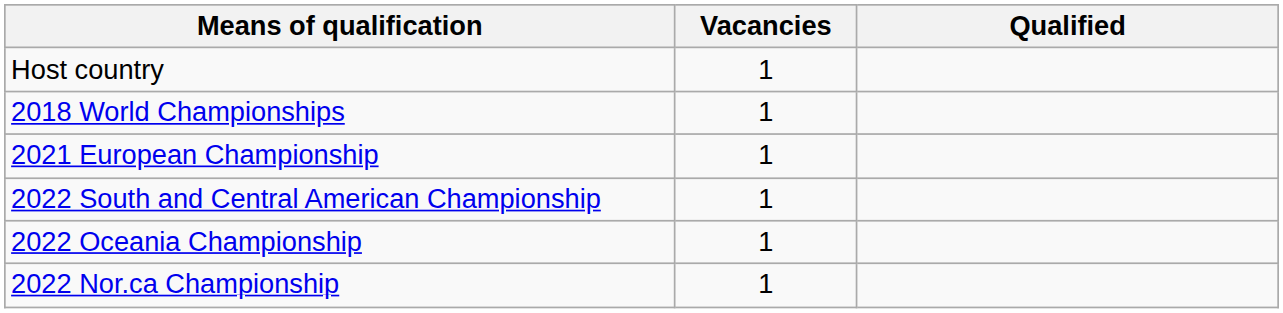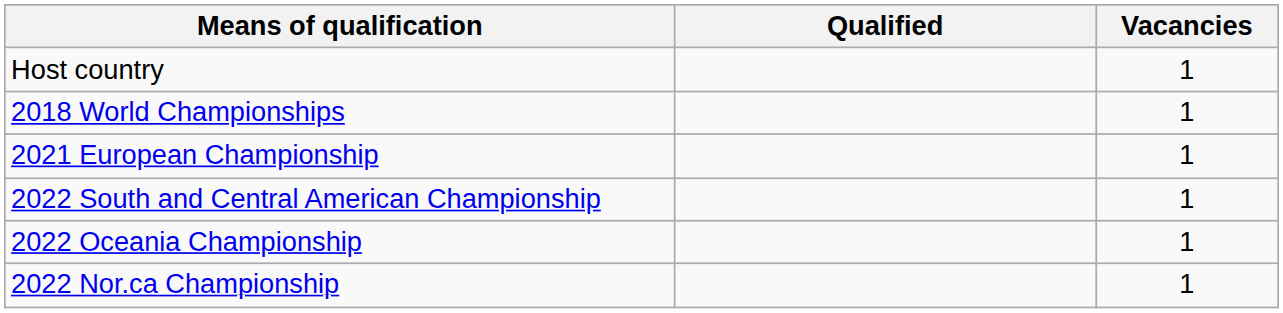columns swapped: (766, 26) <-> (1068, 26)
